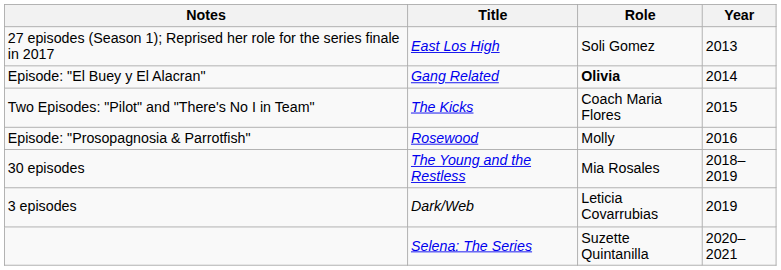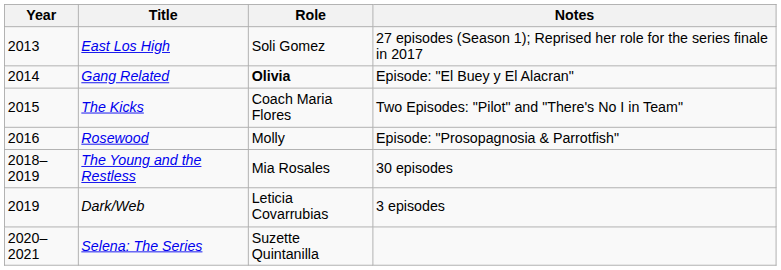columns swapped: (739, 15) <-> (206, 15)
